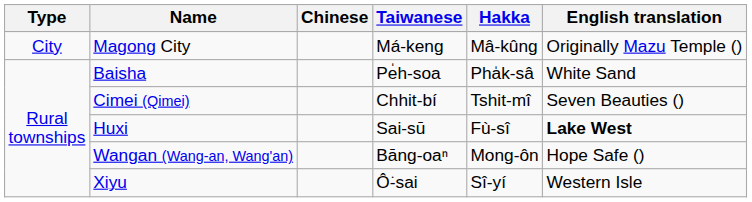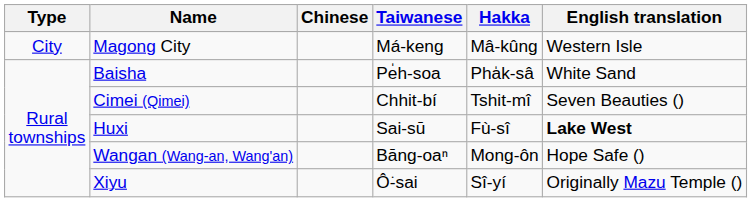(644, 45) Originally Mazu Temple () -> (594, 45) Western Isle
(594, 182) Western Isle -> (644, 182) Originally Mazu Temple ()
